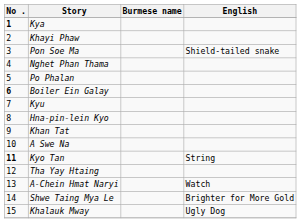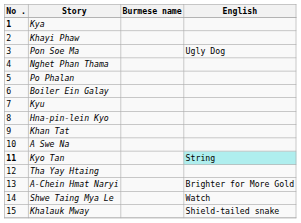(232, 51) Shield-tailed snake -> (205, 51) Ugly Dog
(9, 91) bold -> (9, 91) normal
(200, 158) no background -> (200, 158) paleturquoise background
(198, 185) Watch -> (240, 185) Brighter for More Gold
(240, 198) Brighter for More Gold -> (198, 198) Watch
(205, 211) Ugly Dog -> (232, 211) Shield-tailed snake
